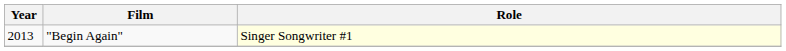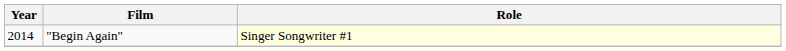(21, 35) 2013 -> (21, 35) 2014
